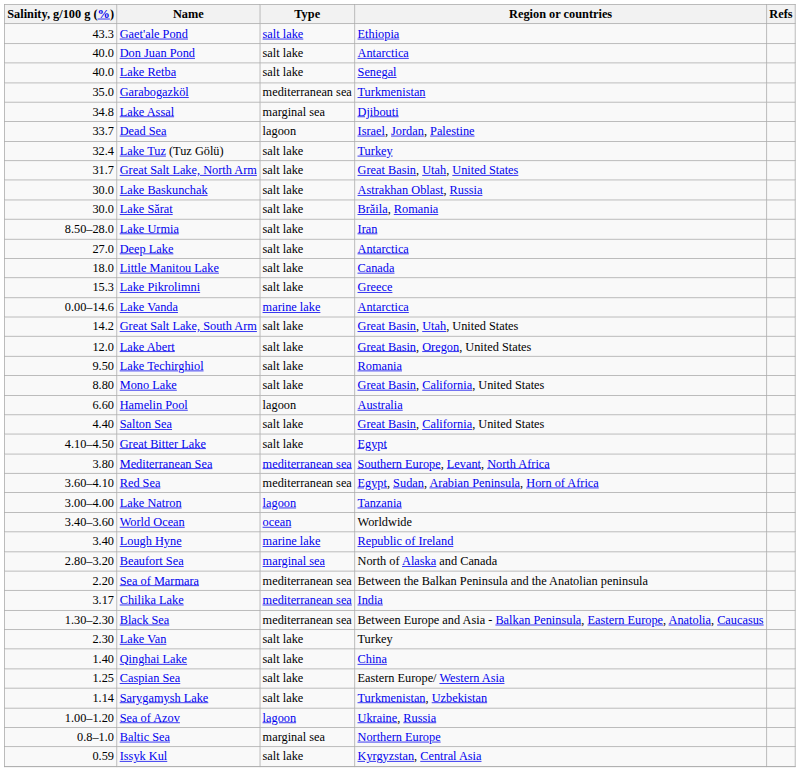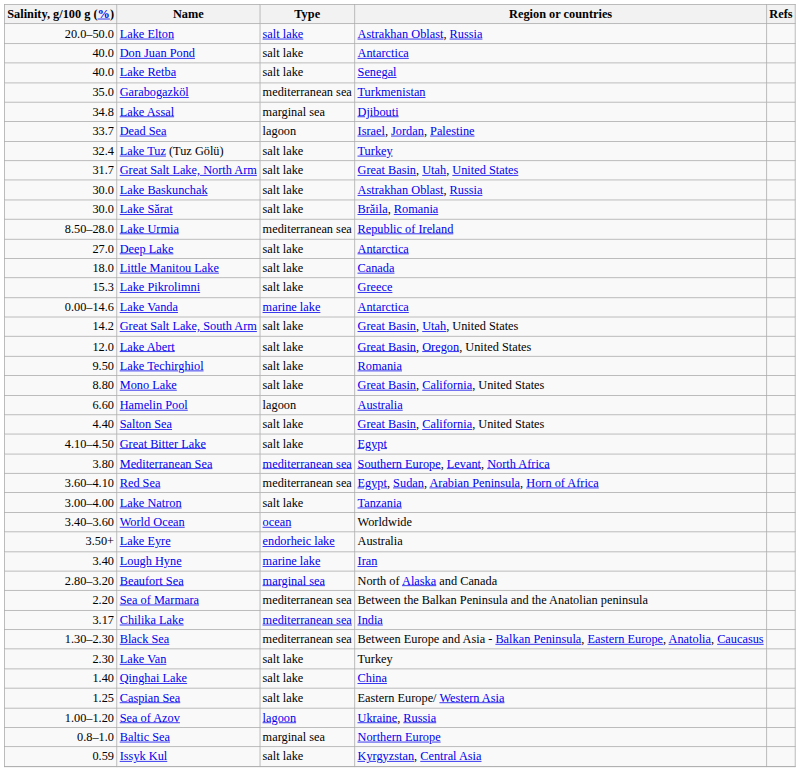+ row: (147, 33)
- row: (154, 33)
(283, 229) salt lake -> (307, 229) mediterranean sea
(367, 229) Iran -> (405, 229) Republic of Ireland
(279, 502) lagoon -> (283, 502) salt lake
+ row: (145, 541)
(405, 541) Republic of Ireland -> (367, 561) Iran
- row: (164, 698)
